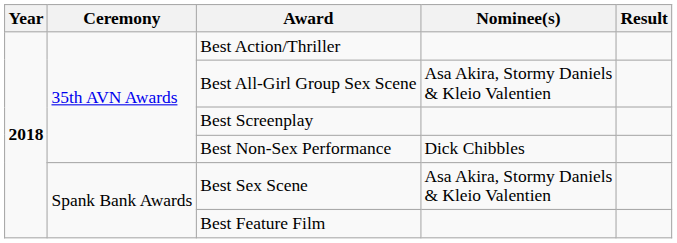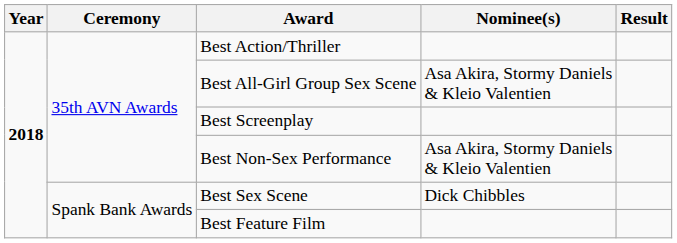(475, 148) Dick Chibbles -> (518, 158) Asa Akira, Stormy Daniels & Kleio Valentien
(518, 186) Asa Akira, Stormy Daniels & Kleio Valentien -> (475, 195) Dick Chibbles
